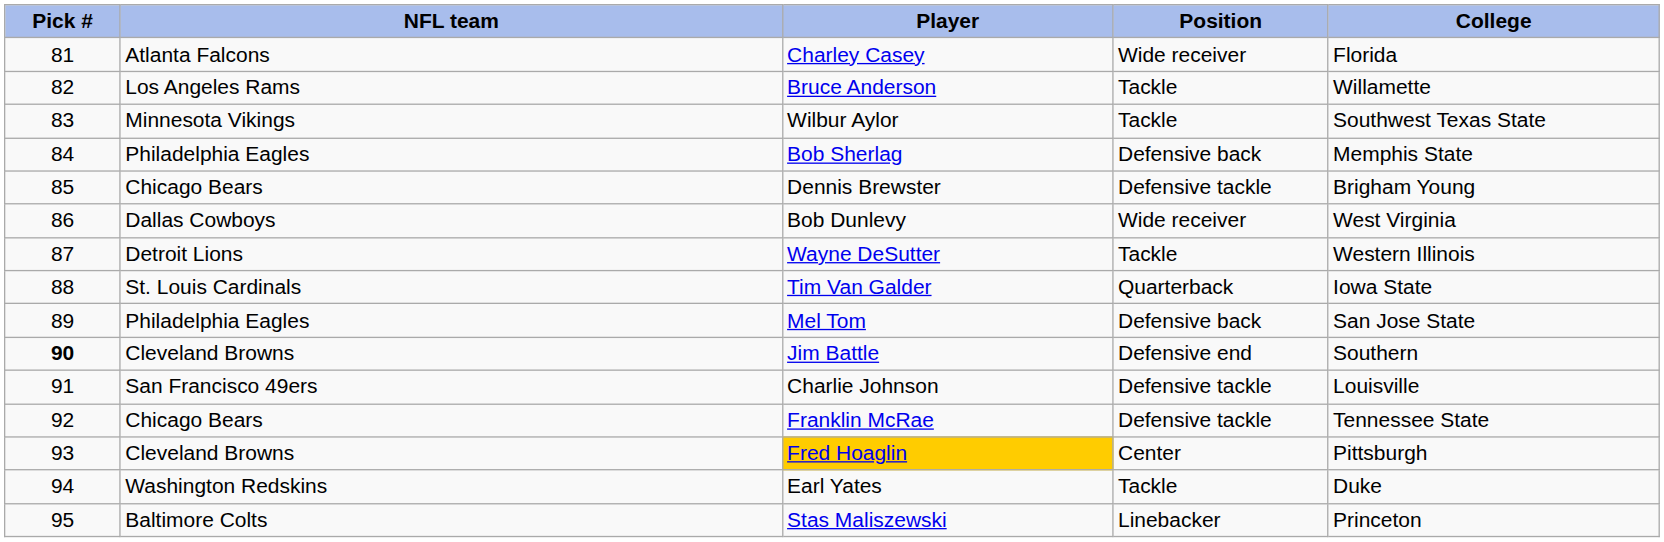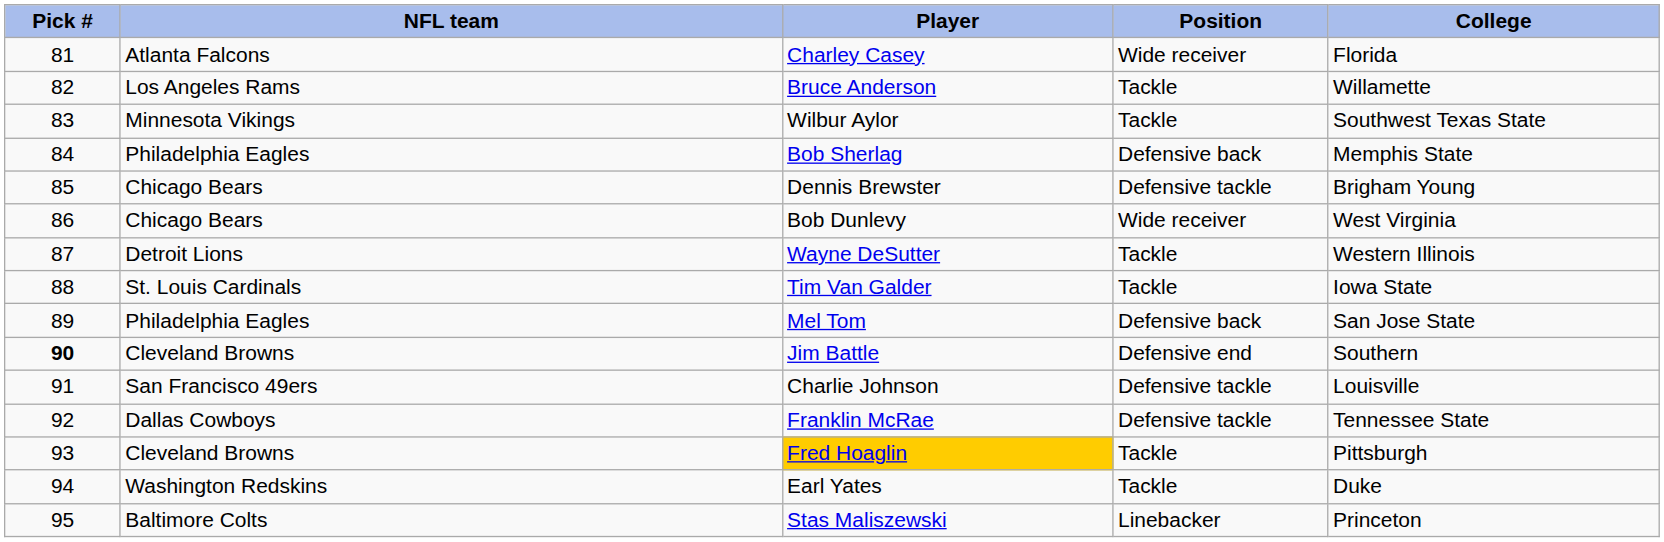(200, 220) Dallas Cowboys -> (194, 220) Chicago Bears
(1176, 287) Quarterback -> (1148, 287) Tackle
(194, 420) Chicago Bears -> (200, 420) Dallas Cowboys
(1149, 453) Center -> (1148, 453) Tackle
